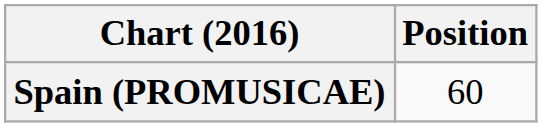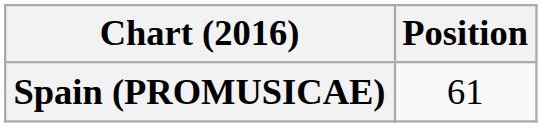(465, 91) 60 -> (465, 91) 61
